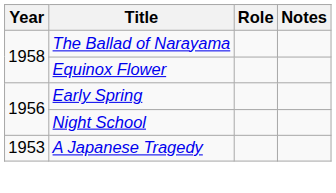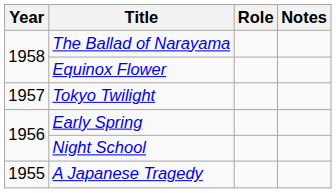+ row: (104, 95)
(27, 148) 1953 -> (27, 174) 1955
